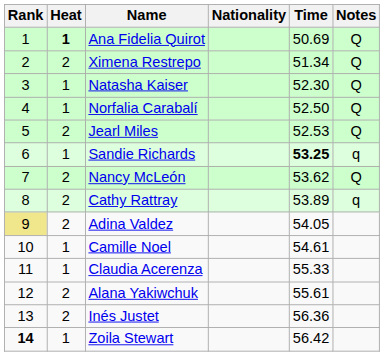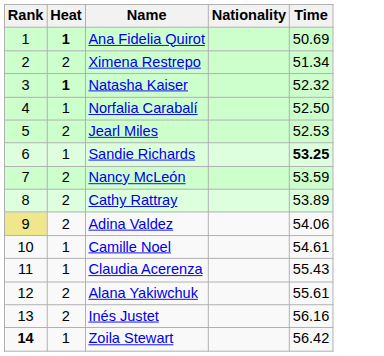- column: (356, 16)
(66, 85) normal -> (66, 85) bold
(311, 85) 52.30 -> (311, 85) 52.32
(311, 177) 53.62 -> (311, 177) 53.59
(311, 223) 54.05 -> (311, 223) 54.06
(311, 270) 55.33 -> (311, 270) 55.43
(311, 316) 56.36 -> (311, 316) 56.16
